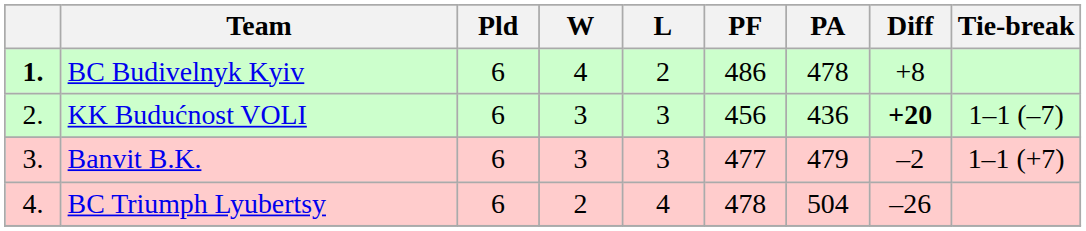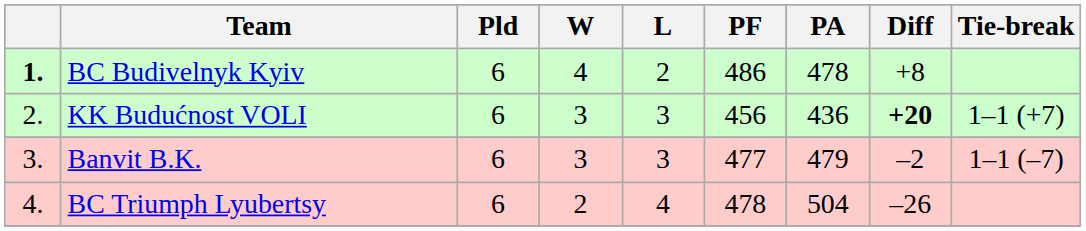(1016, 114) 1–1 (–7) -> (1016, 114) 1–1 (+7)
(1016, 159) 1–1 (+7) -> (1016, 159) 1–1 (–7)
